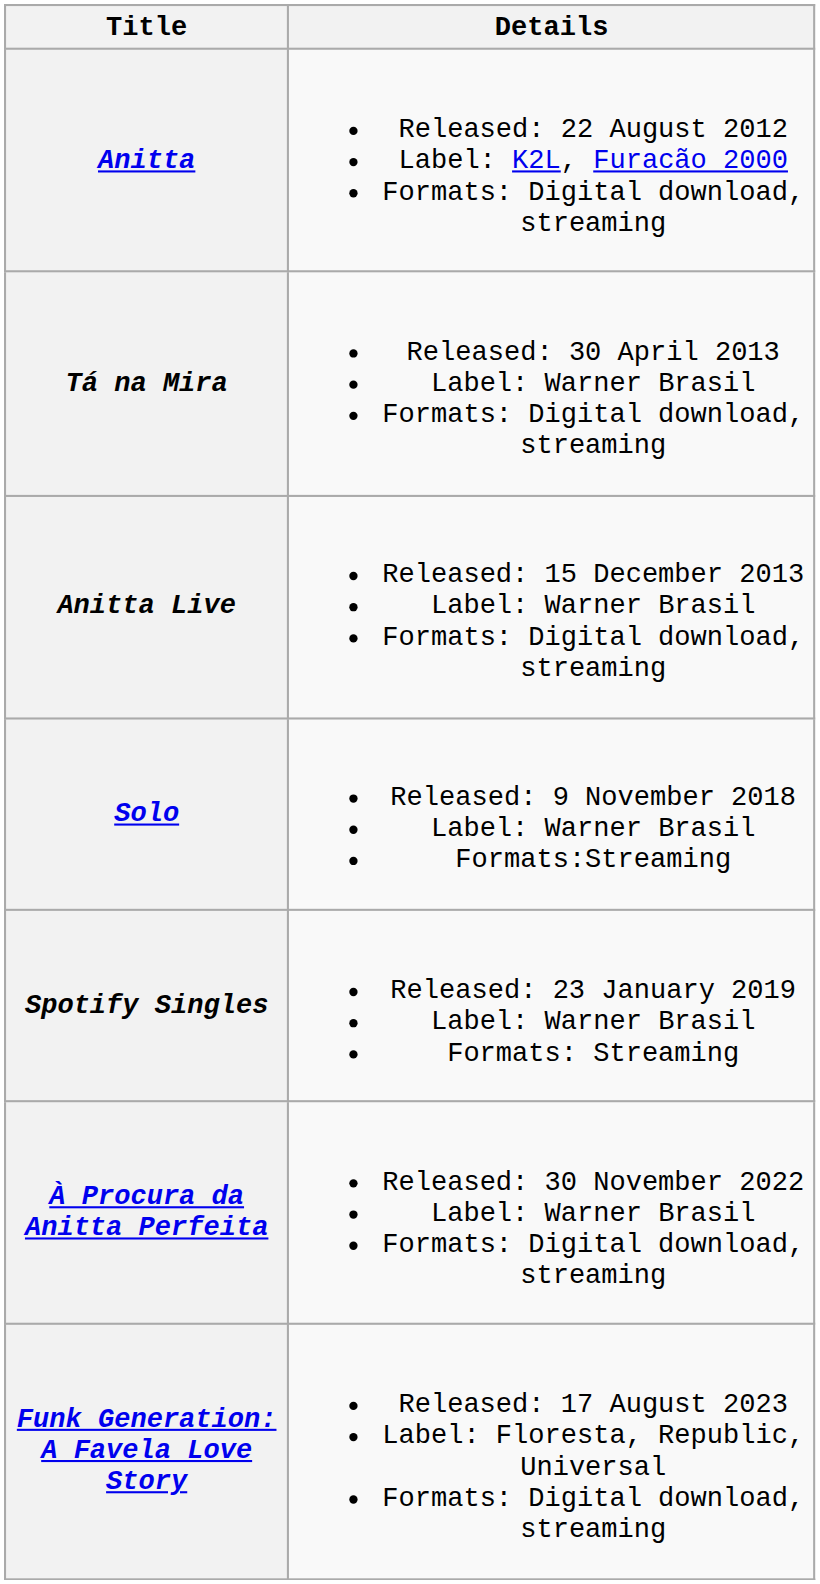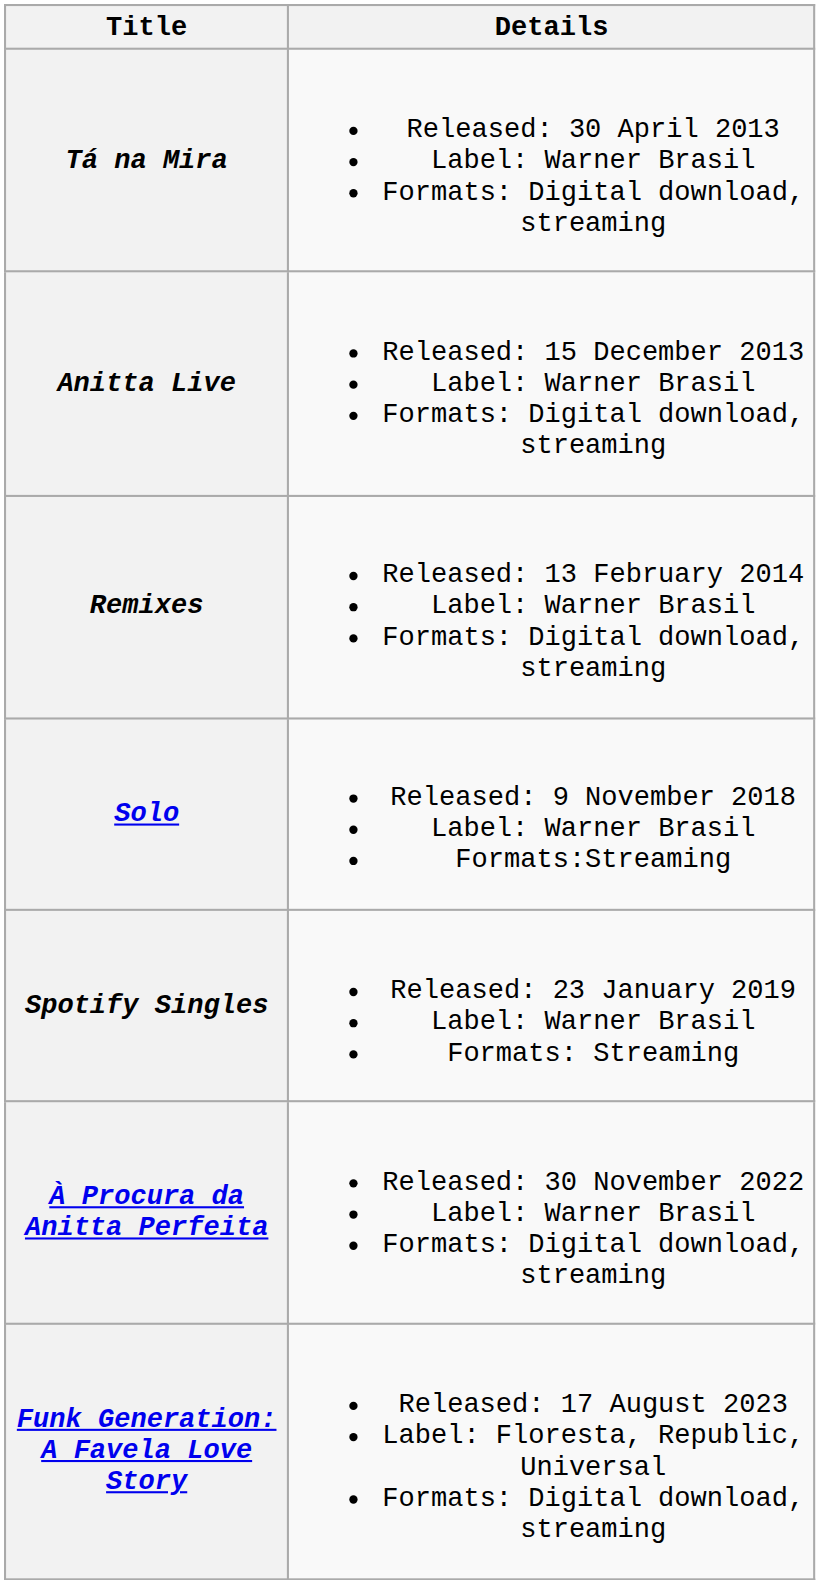- row: (147, 161)
+ row: (147, 606)
